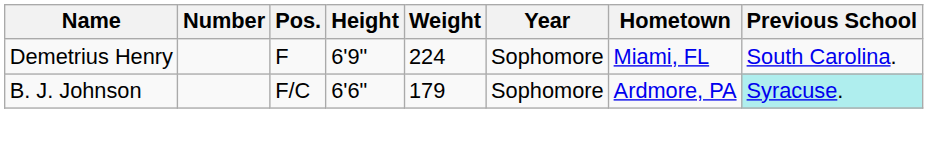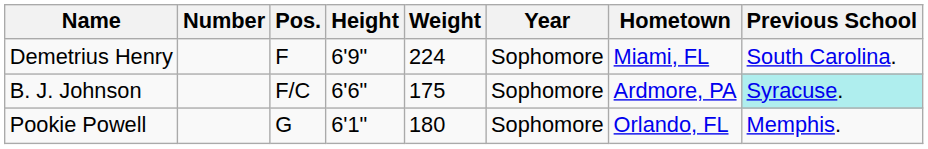(427, 90) 179 -> (427, 90) 175
+ row: (78, 125)
